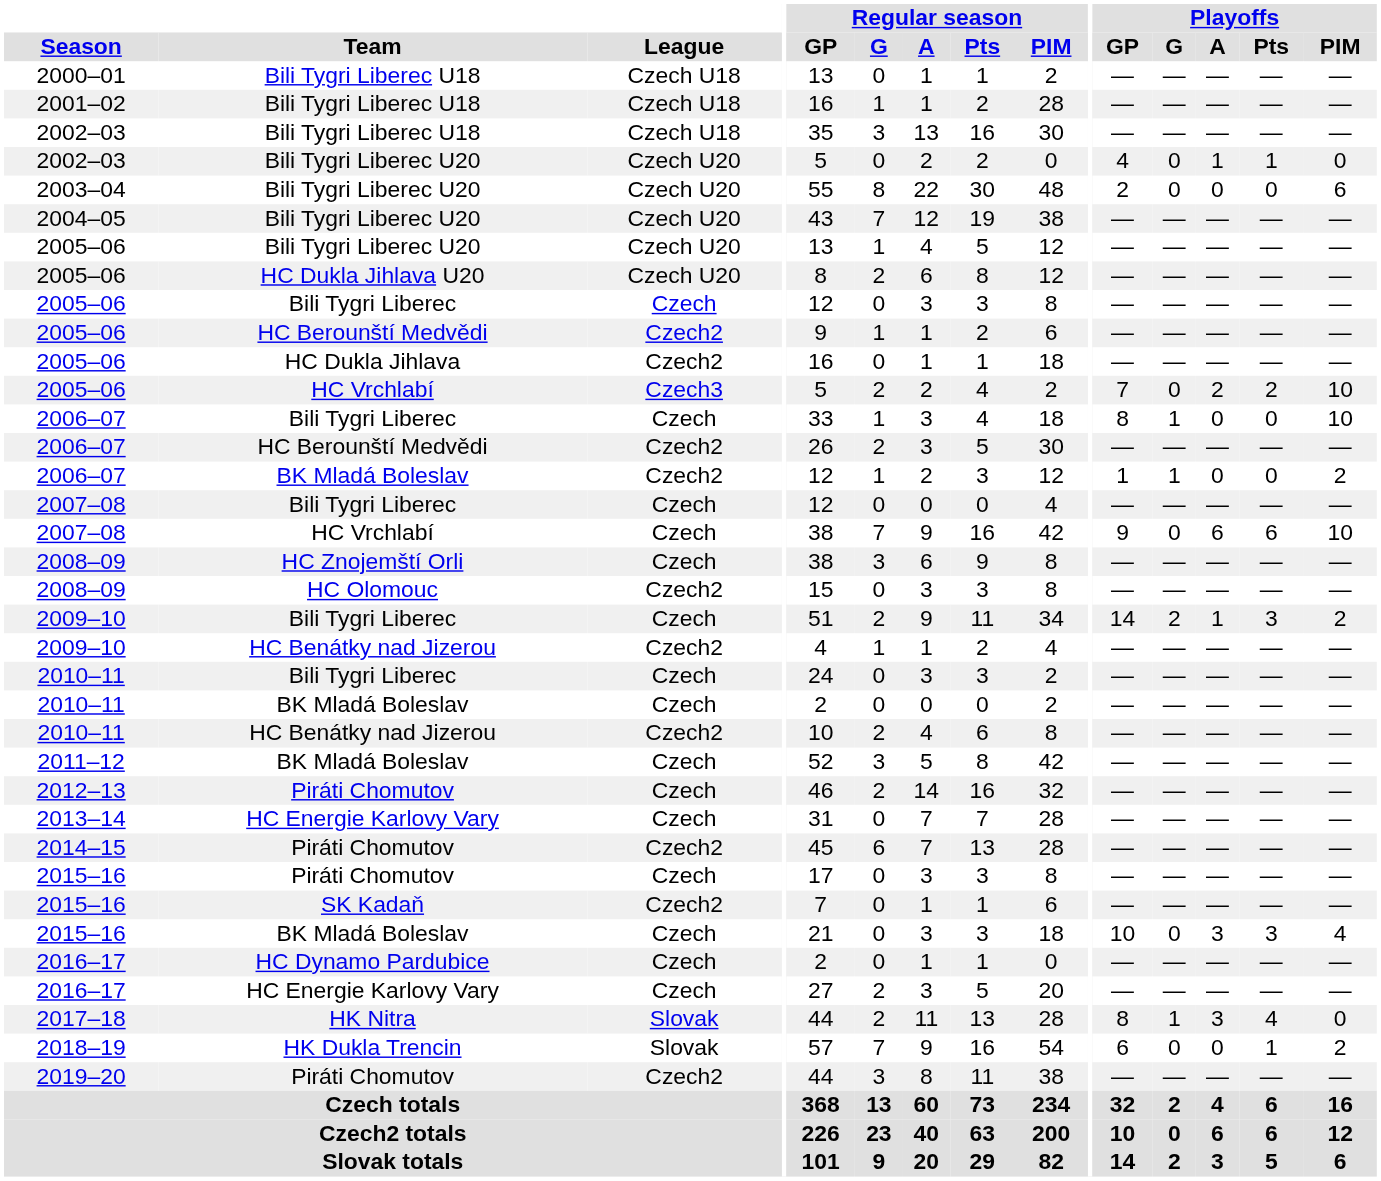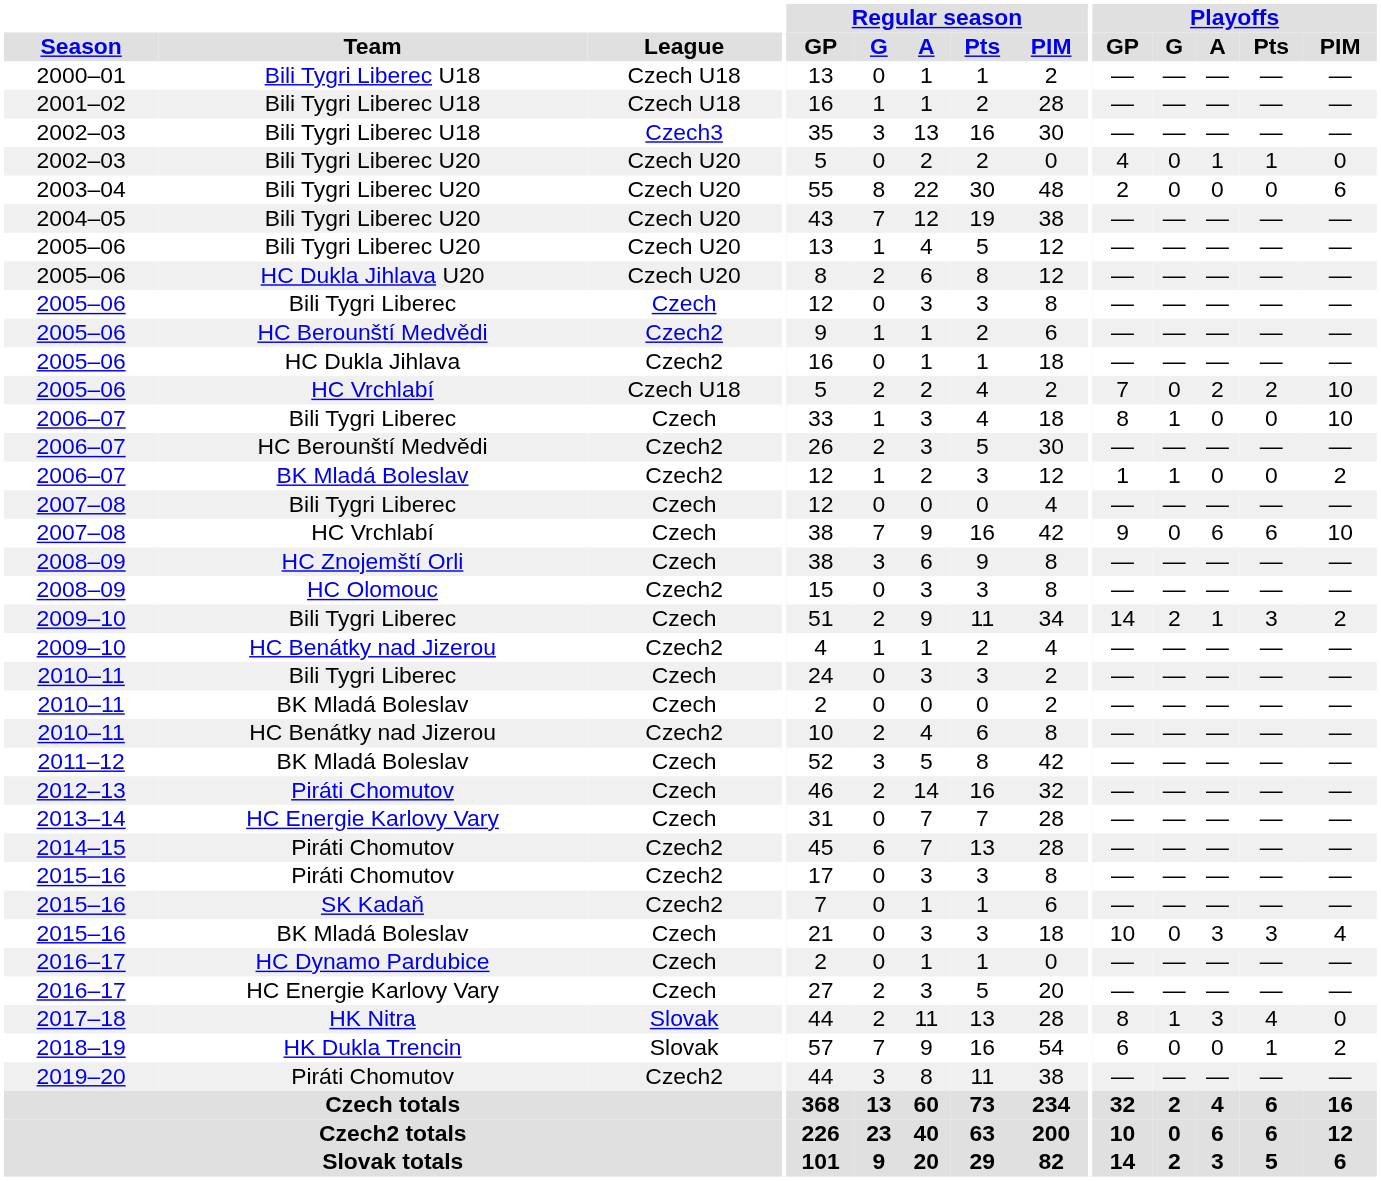(684, 132) Czech U18 -> (684, 132) Czech3
(684, 389) Czech3 -> (684, 389) Czech U18
(684, 876) Czech -> (684, 876) Czech2
